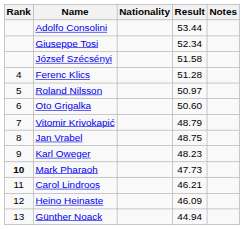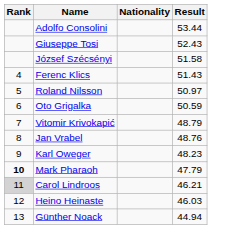- column: (223, 12)
(190, 43) 52.34 -> (190, 43) 52.43
(190, 75) 51.28 -> (190, 75) 51.43
(190, 106) 50.60 -> (190, 106) 50.59
(190, 138) 48.75 -> (190, 138) 48.76
(190, 169) 47.73 -> (190, 169) 47.79
(19, 185) no background -> (19, 185) lightgrey background
(190, 201) 46.09 -> (190, 201) 46.03
